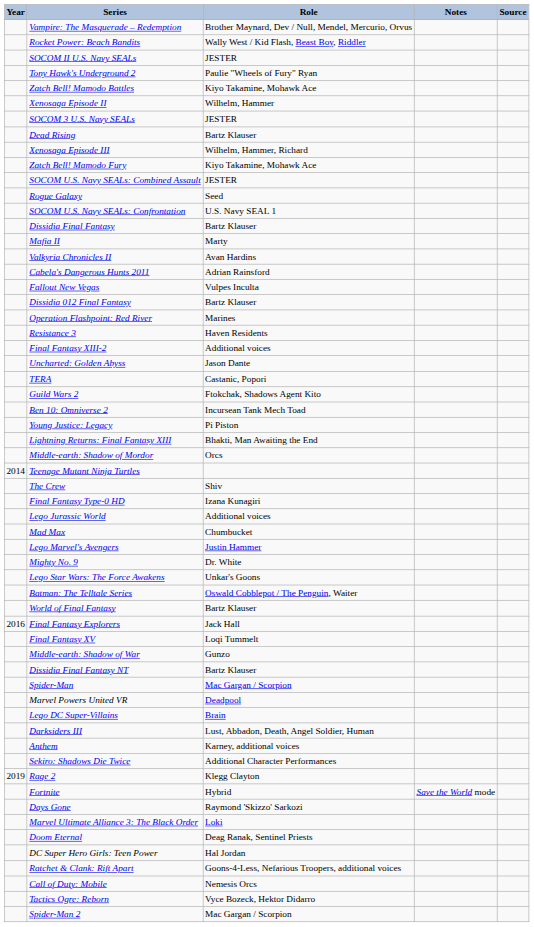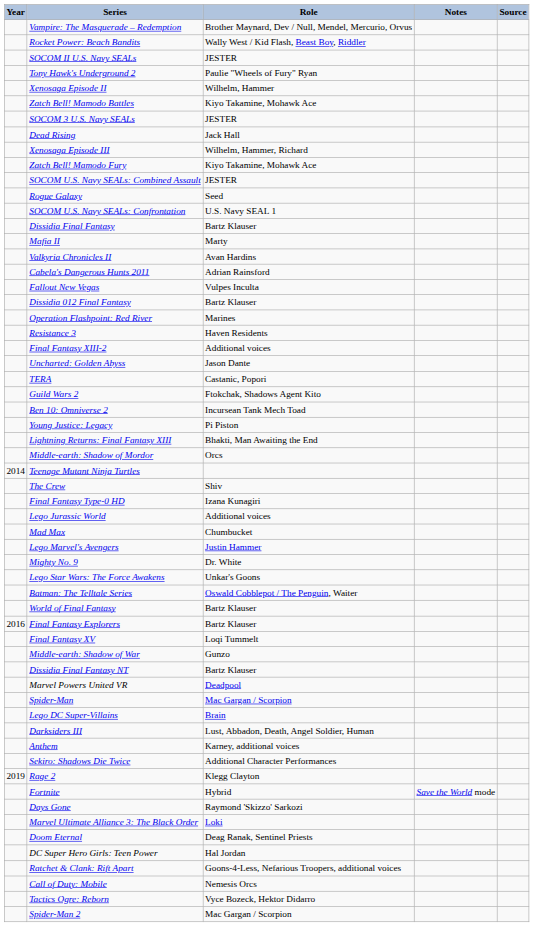rows swapped: (68, 104) <-> (82, 88)
(231, 134) Bartz Klauser -> (222, 134) Jack Hall
(222, 623) Jack Hall -> (231, 623) Bartz Klauser
rows swapped: (78, 700) <-> (51, 685)
